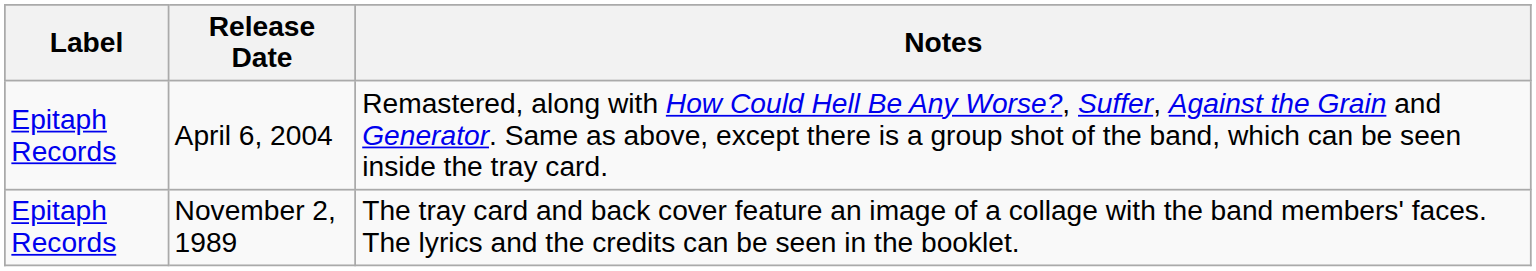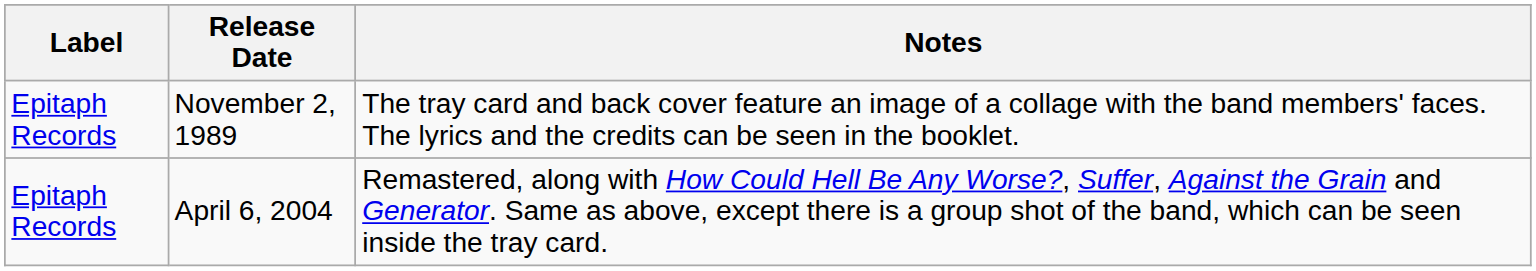rows swapped: (255, 227) <-> (254, 134)
